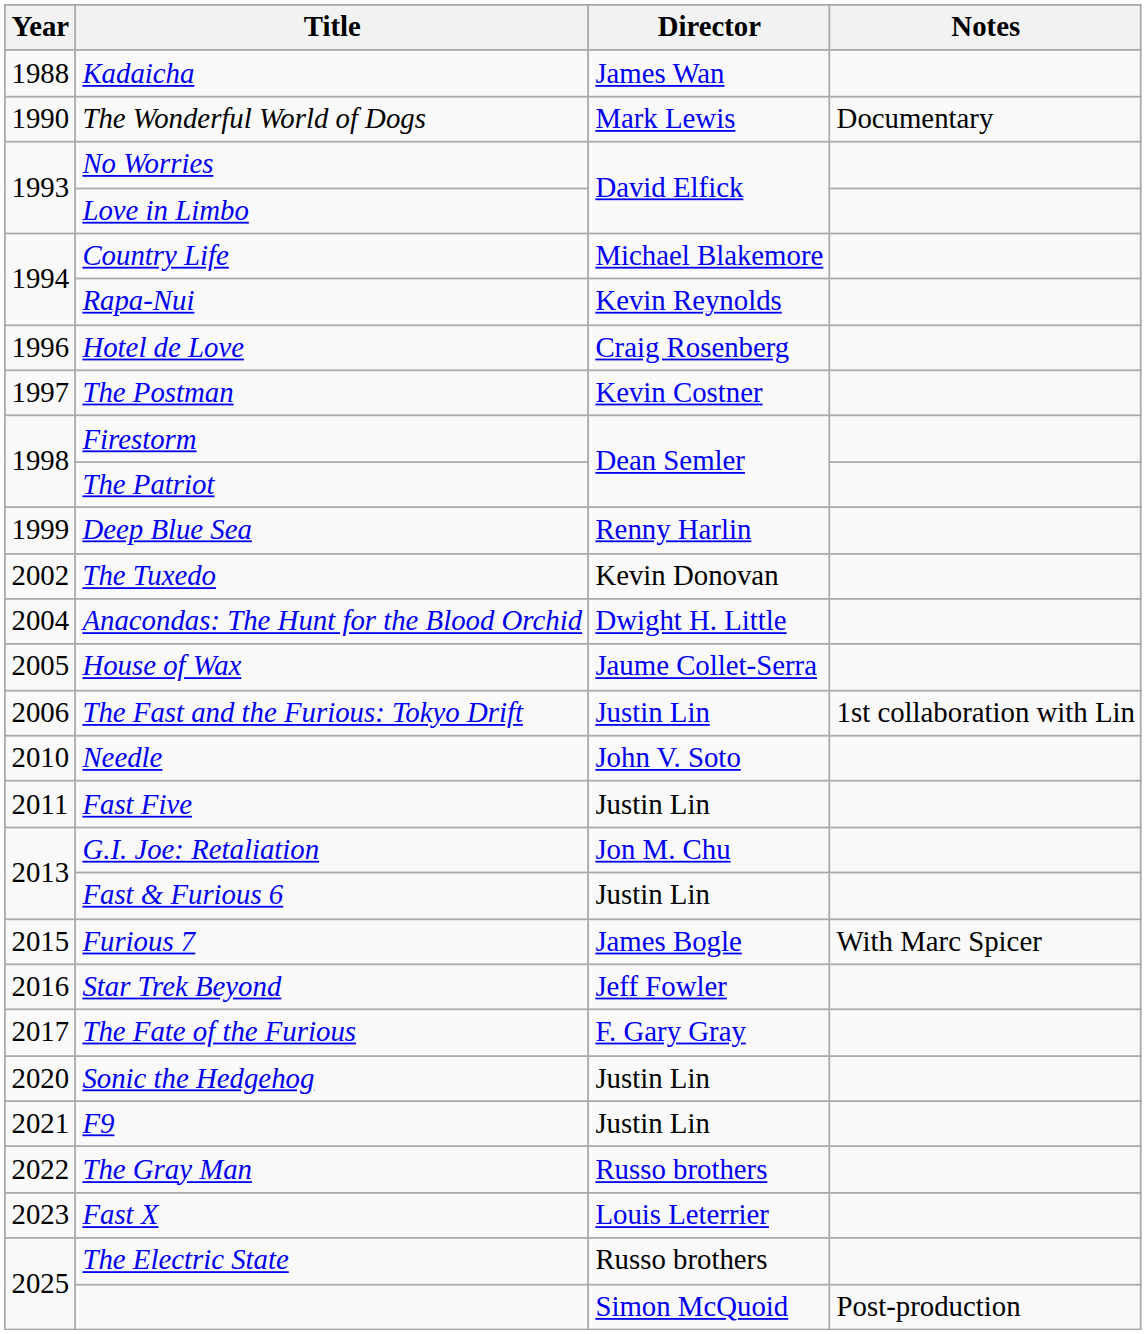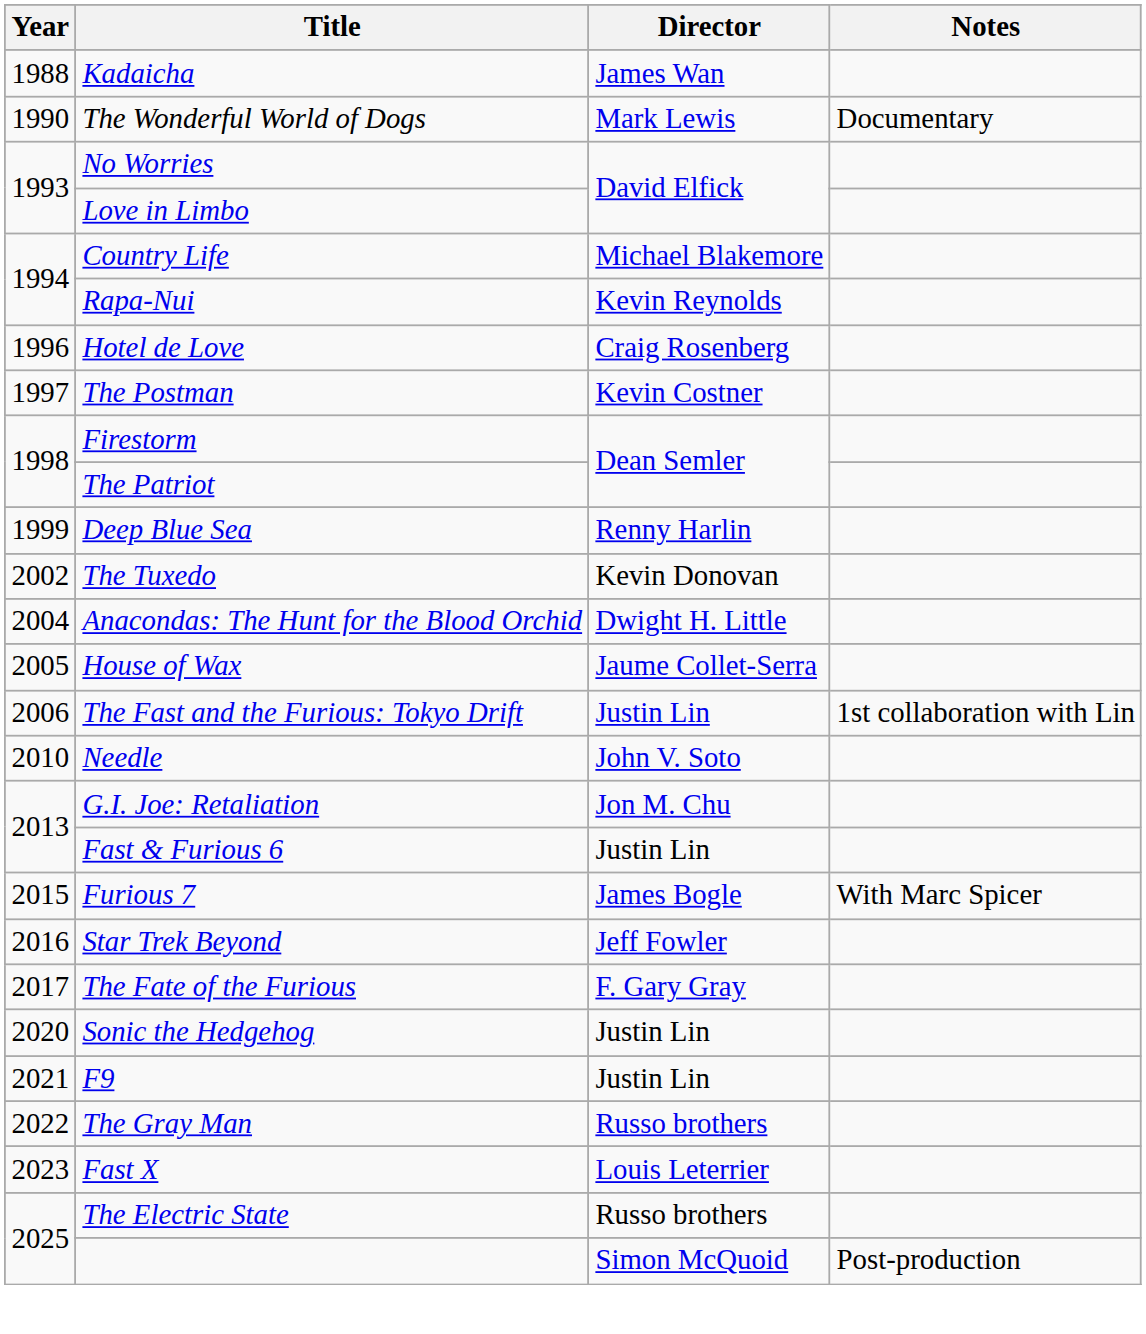- row: (40, 803)
